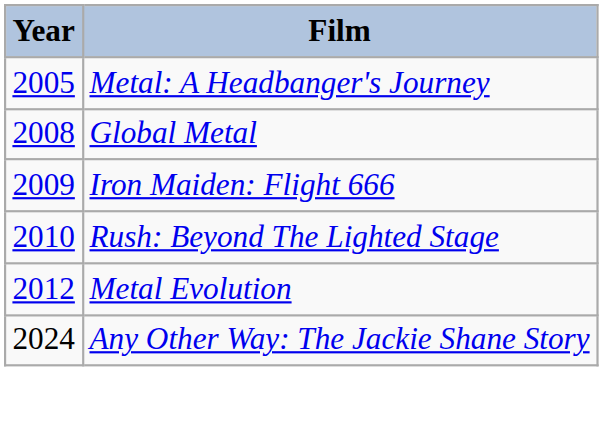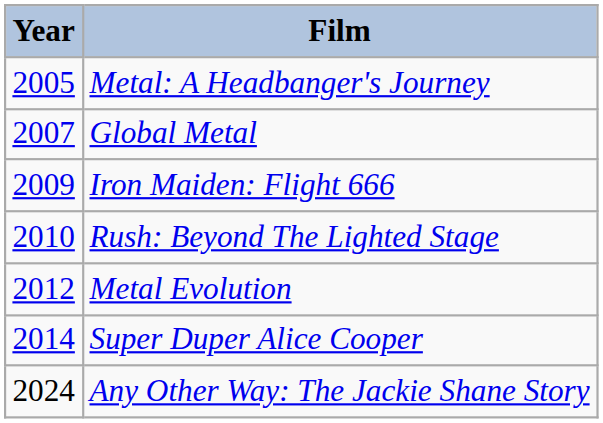(44, 133) 2008 -> (44, 133) 2007
+ row: (256, 339)
